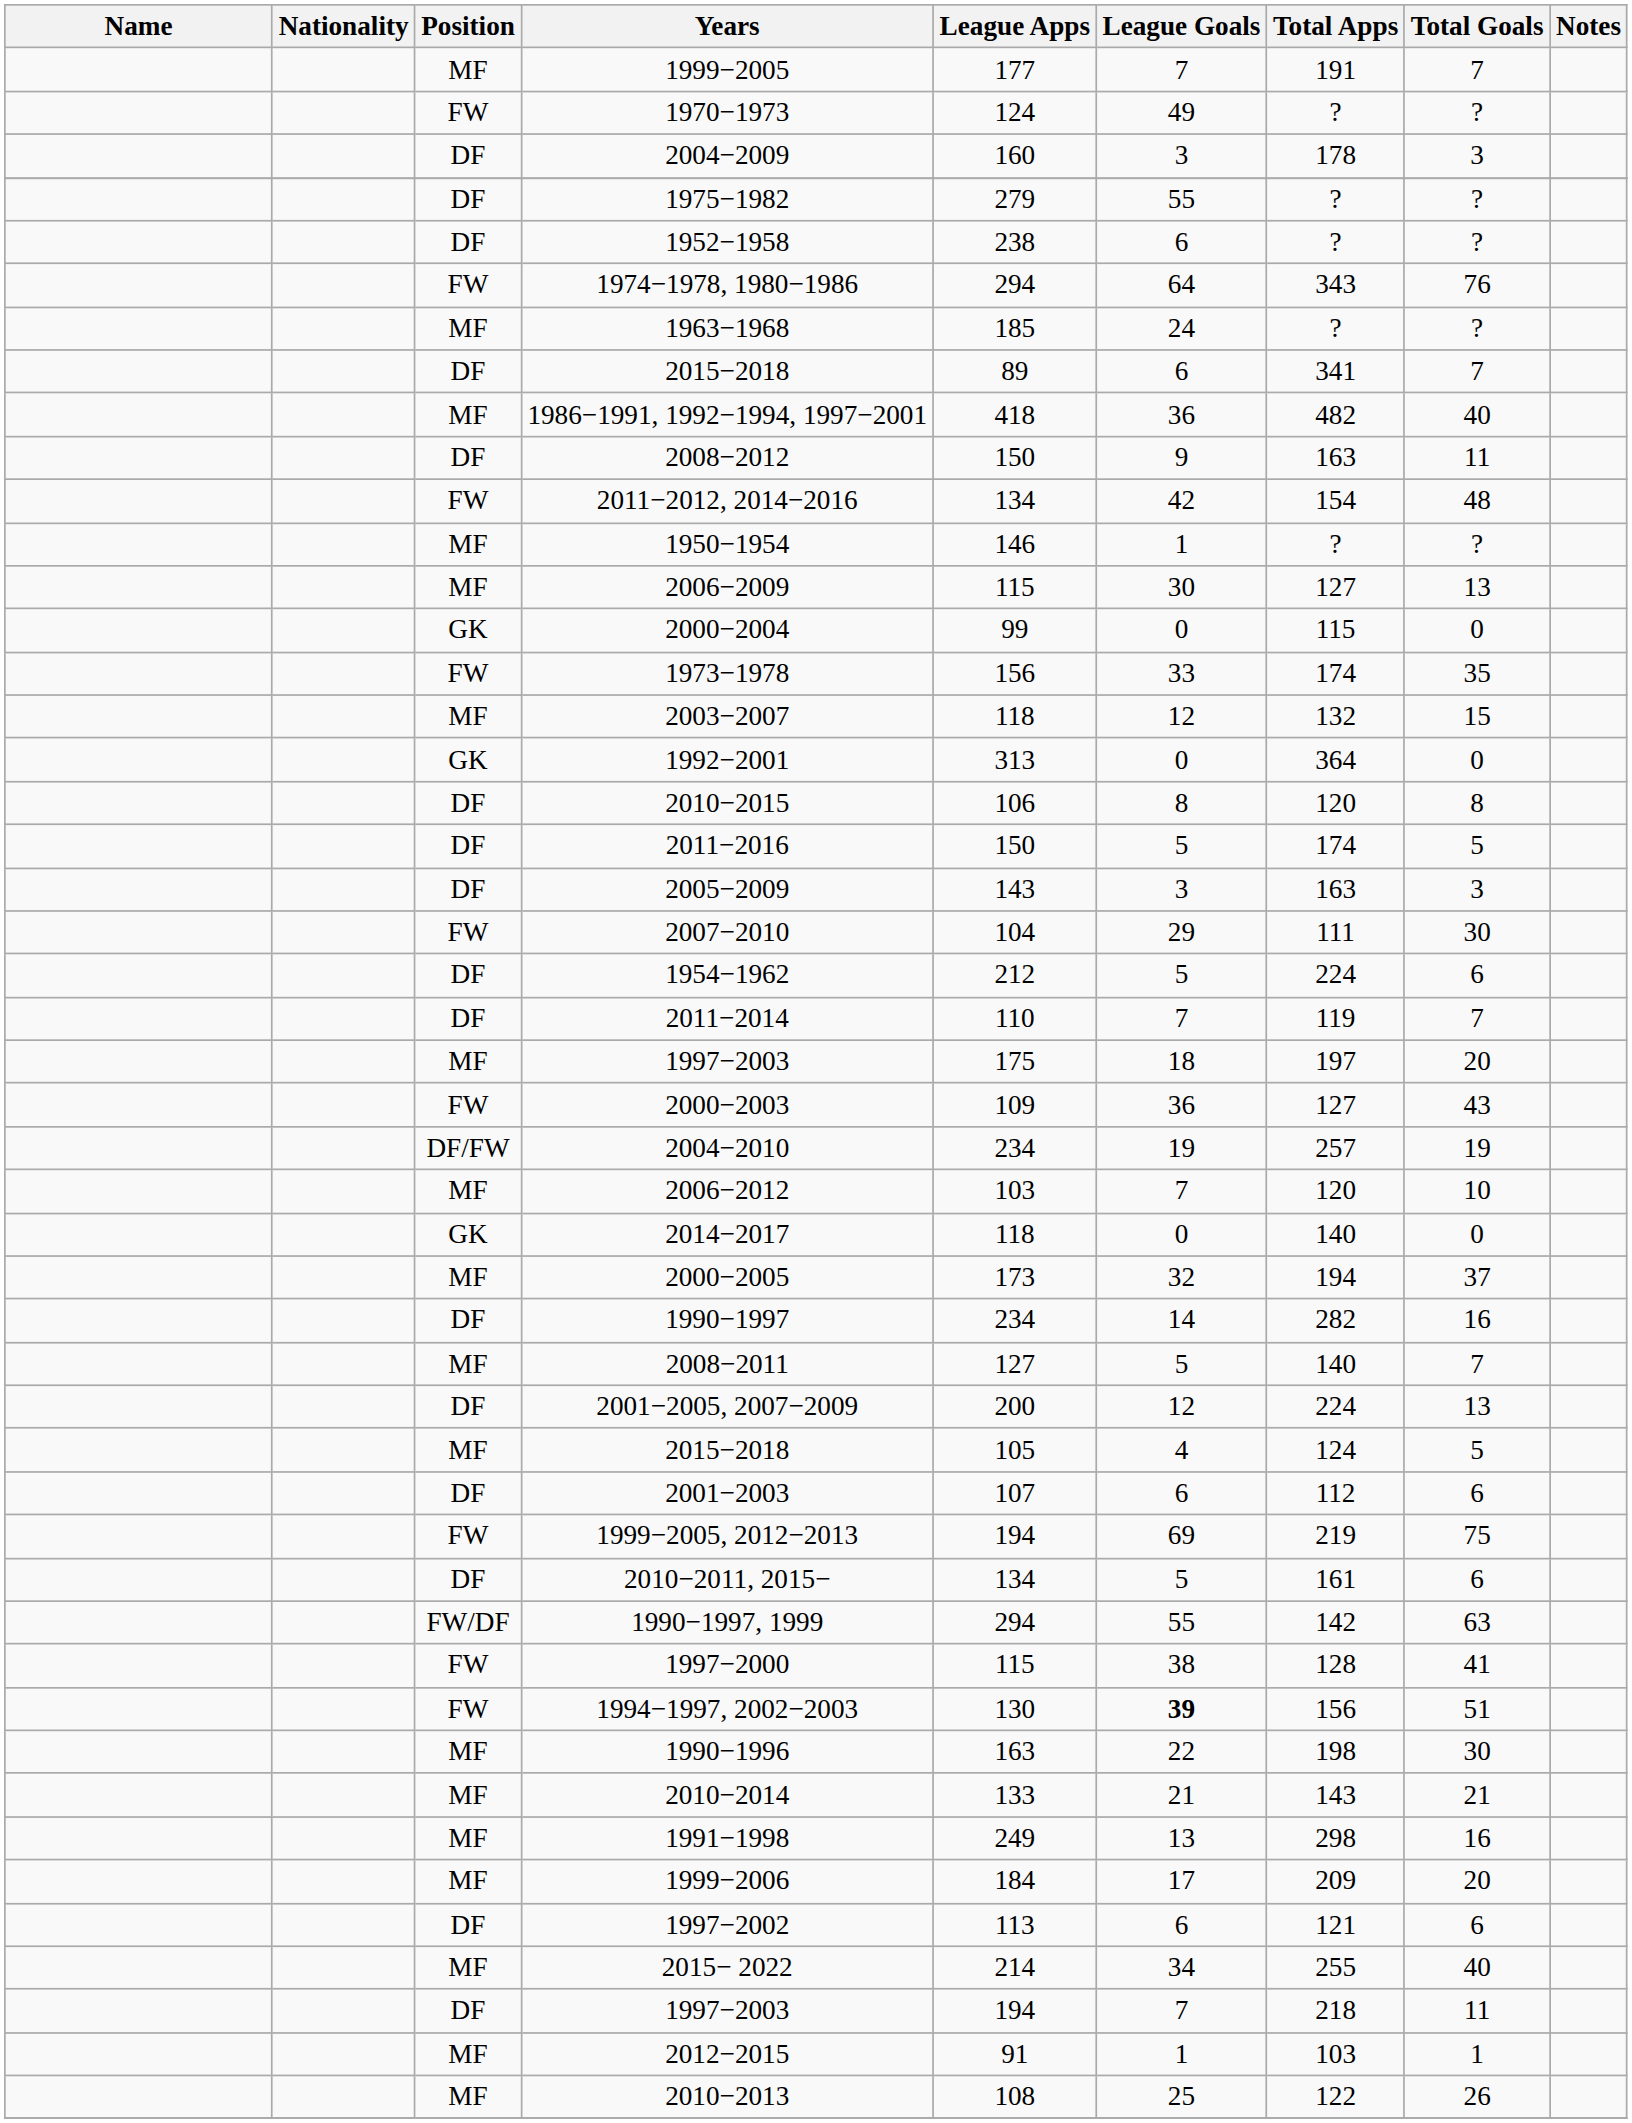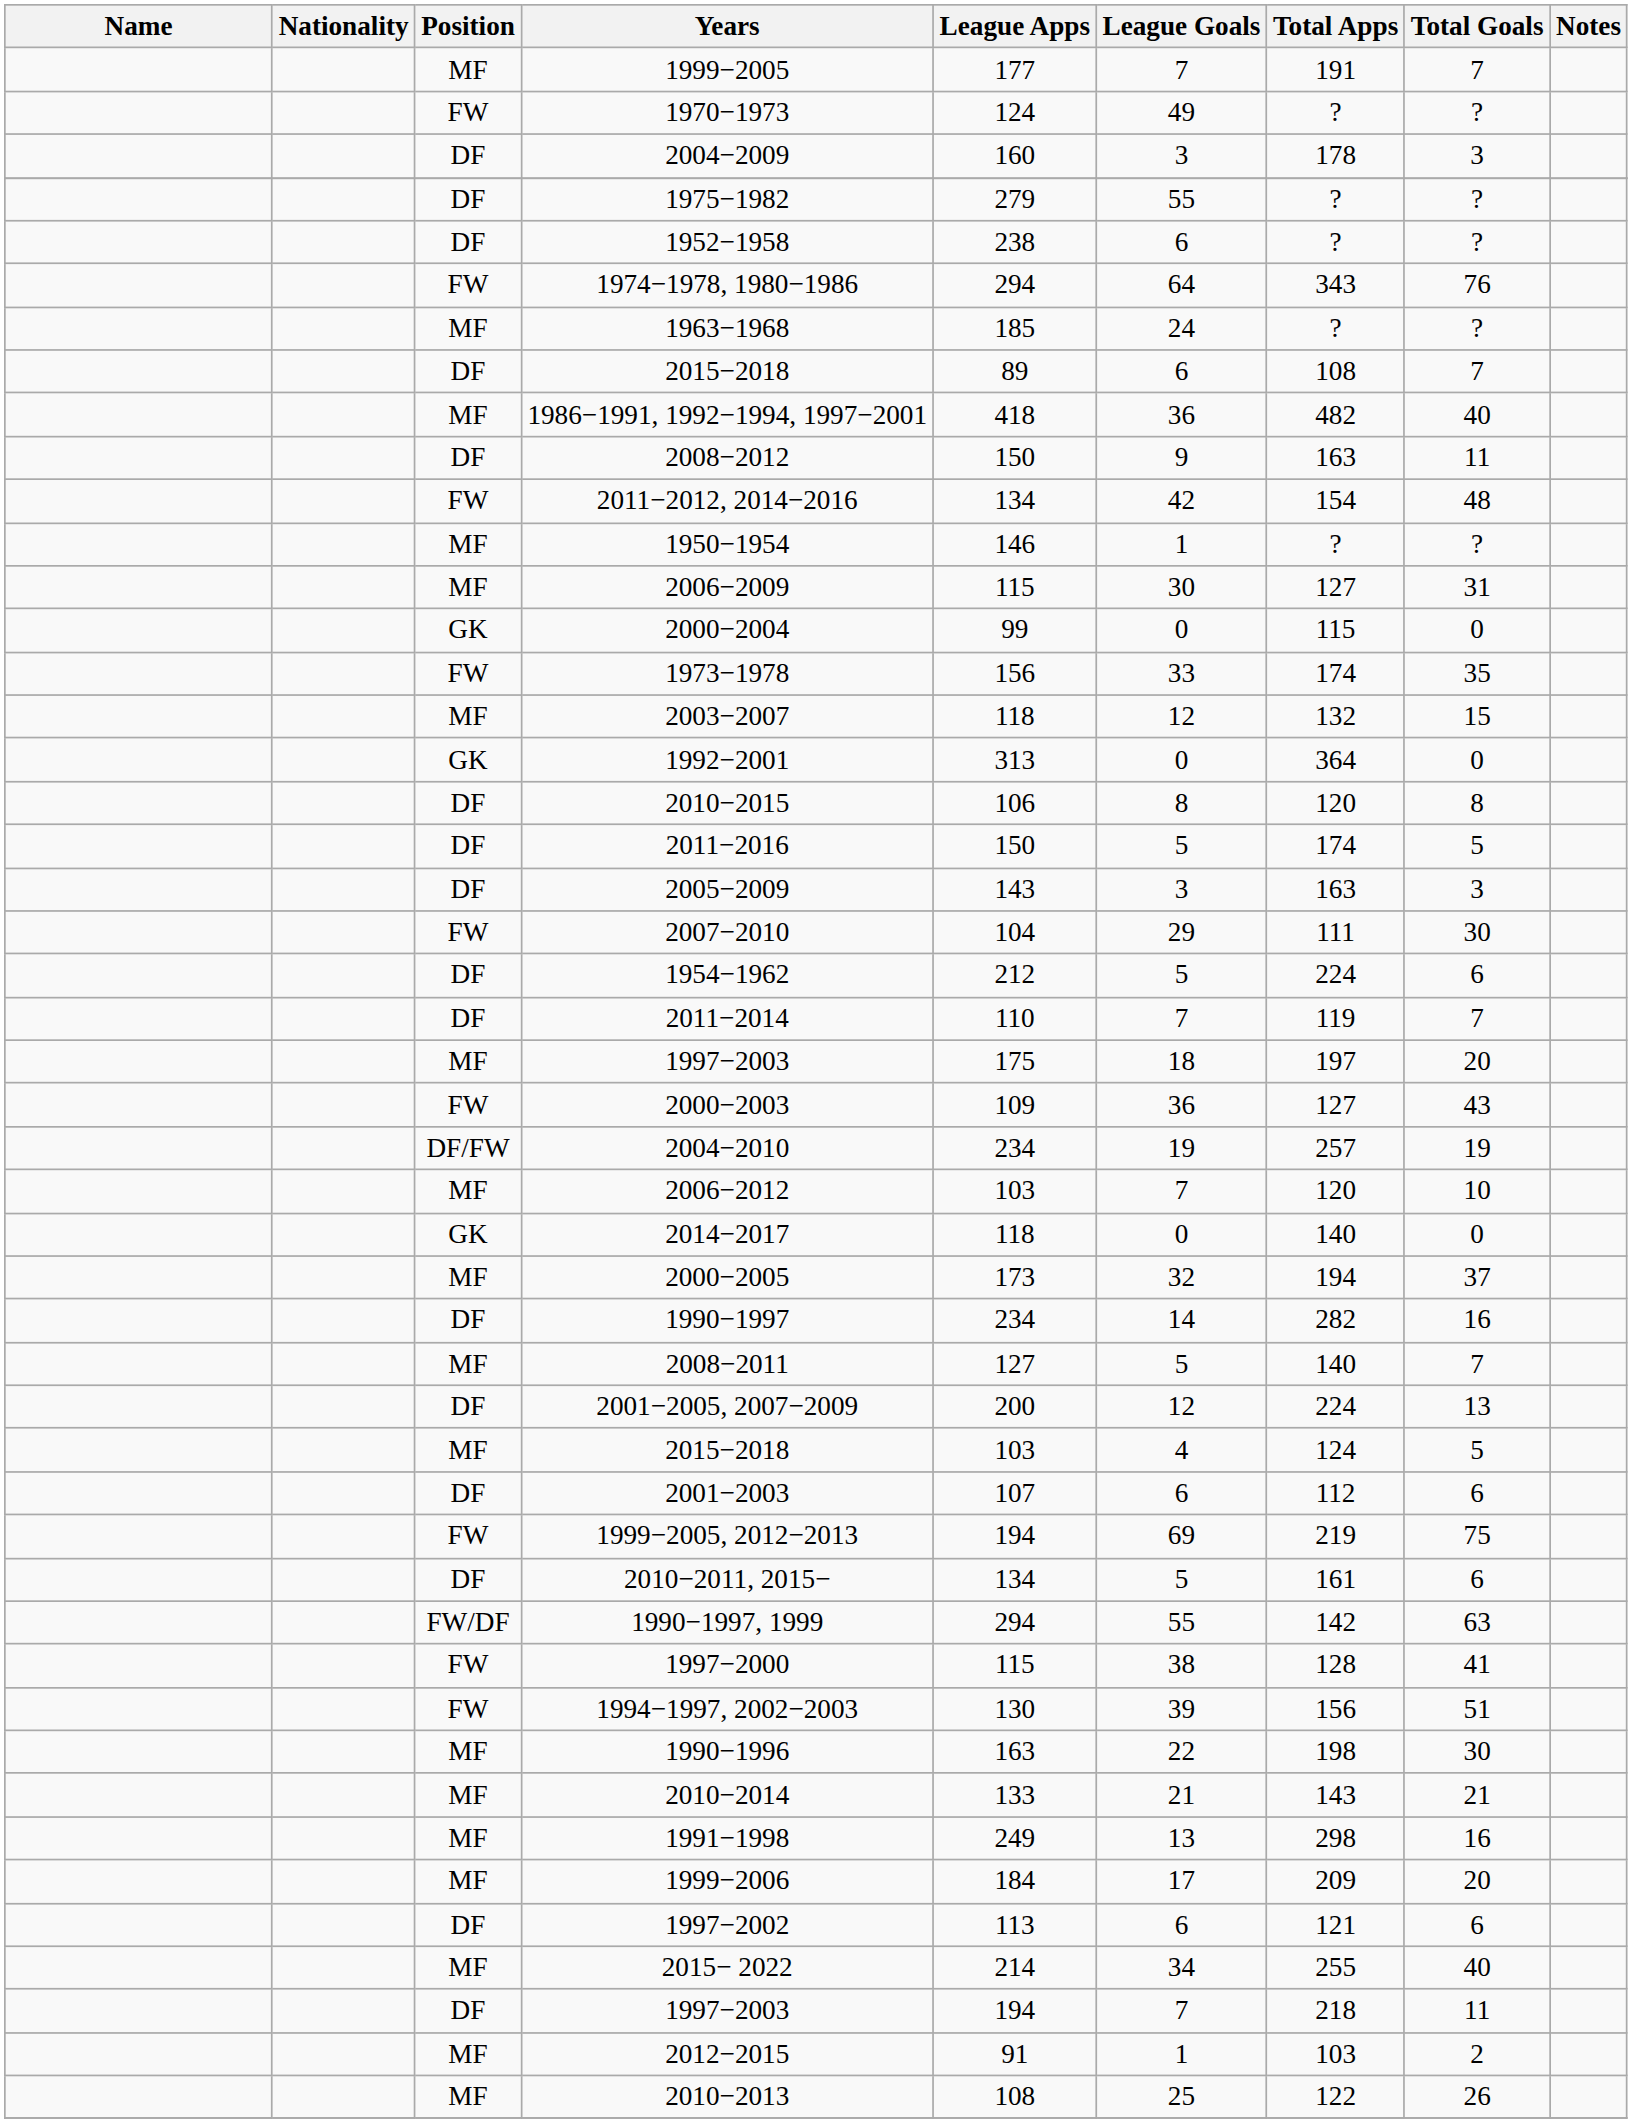(1336, 371) 341 -> (1336, 371) 108
(1477, 586) 13 -> (1477, 586) 31
(1015, 1449) 105 -> (1015, 1449) 103
(1181, 1708) bold -> (1181, 1708) normal
(1477, 2053) 1 -> (1477, 2053) 2
